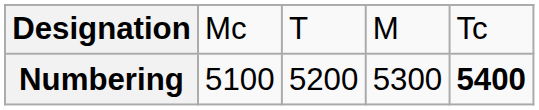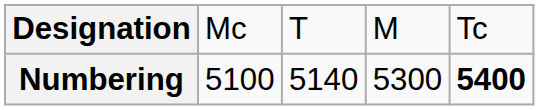(324, 78) 5200 -> (324, 78) 5140
